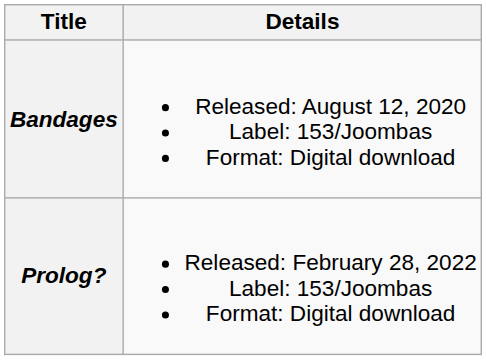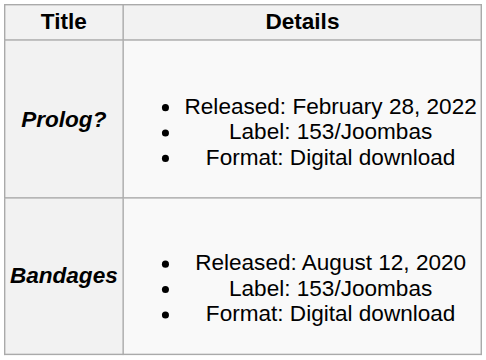rows swapped: (64, 118) <-> (64, 275)
